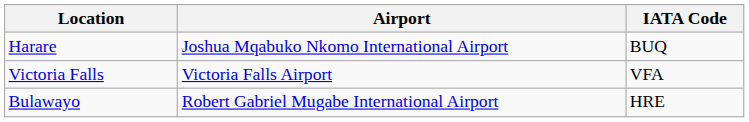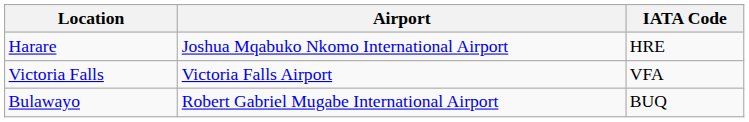(648, 46) BUQ -> (647, 46) HRE
(647, 102) HRE -> (648, 102) BUQ
